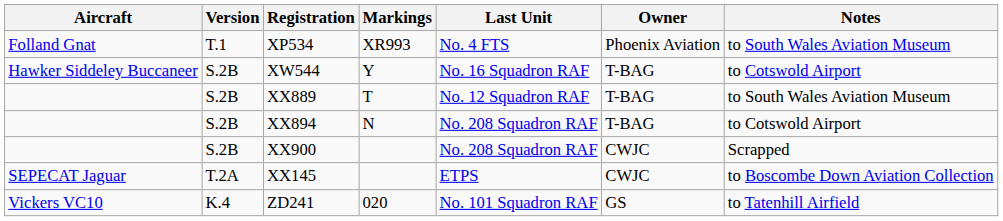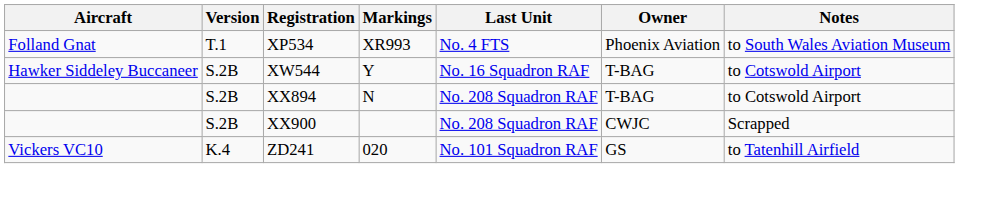- row: (292, 96)
- row: (292, 176)
